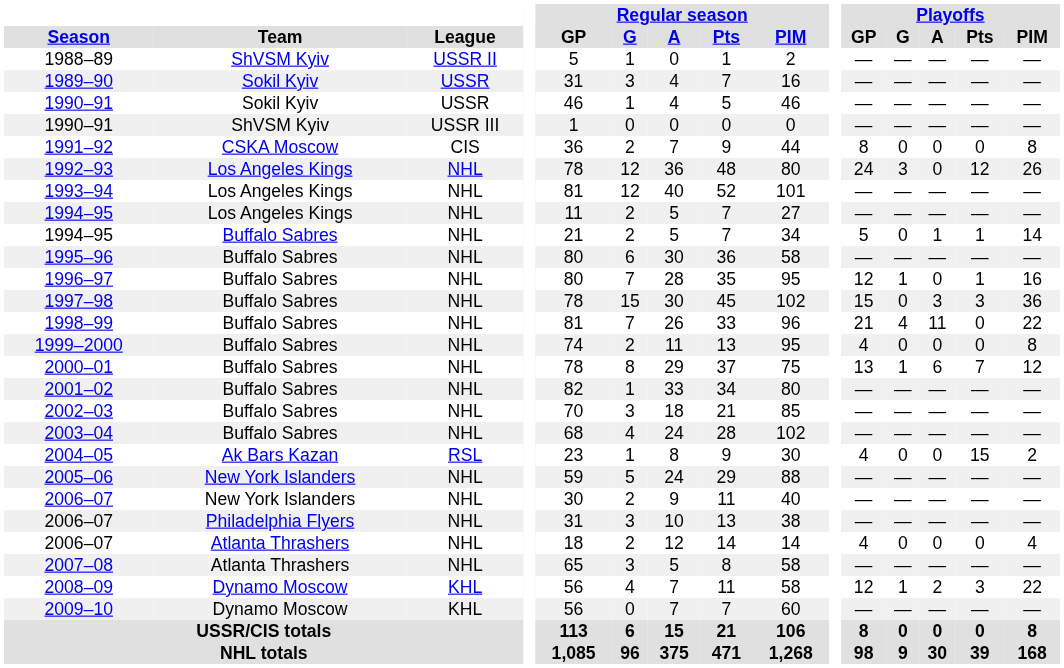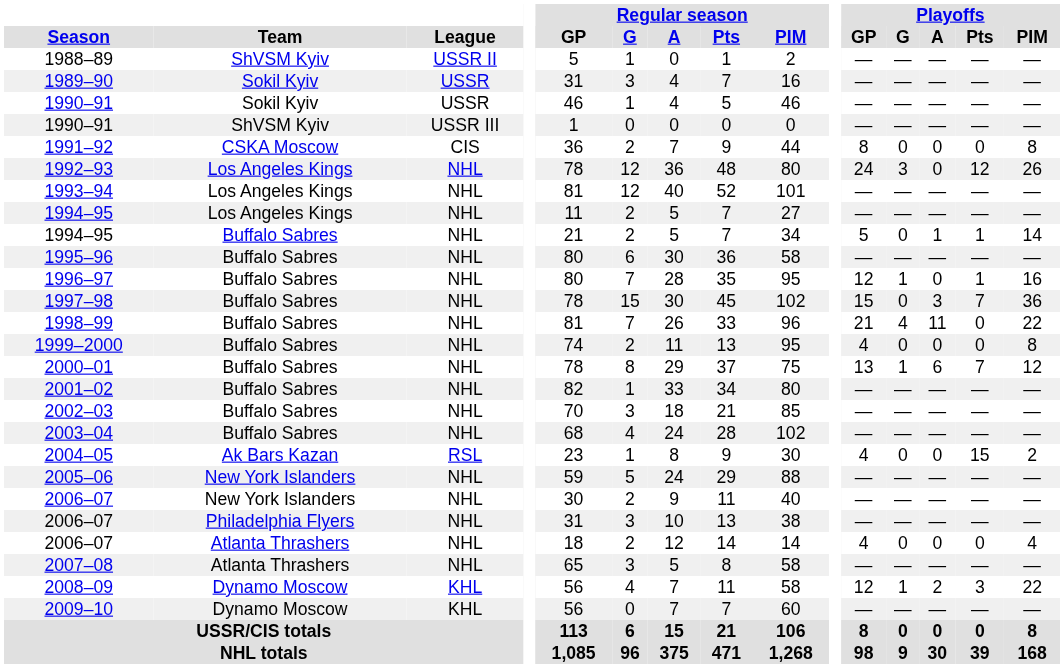(980, 300) 3 -> (980, 300) 7
